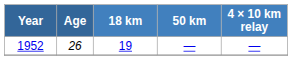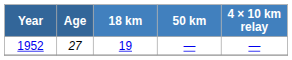(75, 46) 26 -> (75, 46) 27
